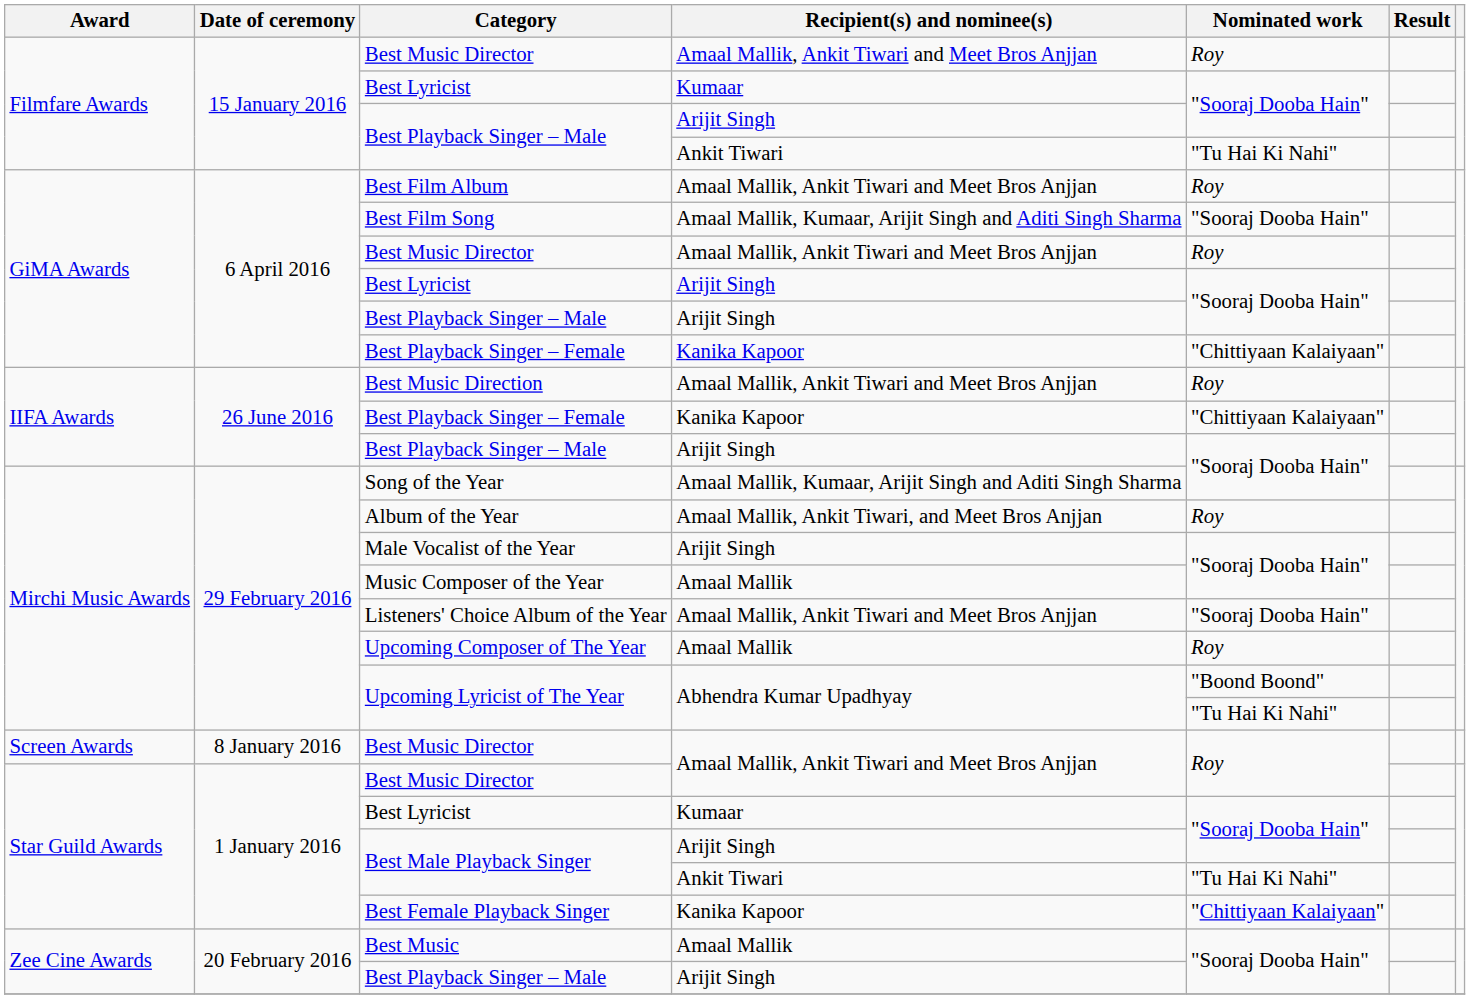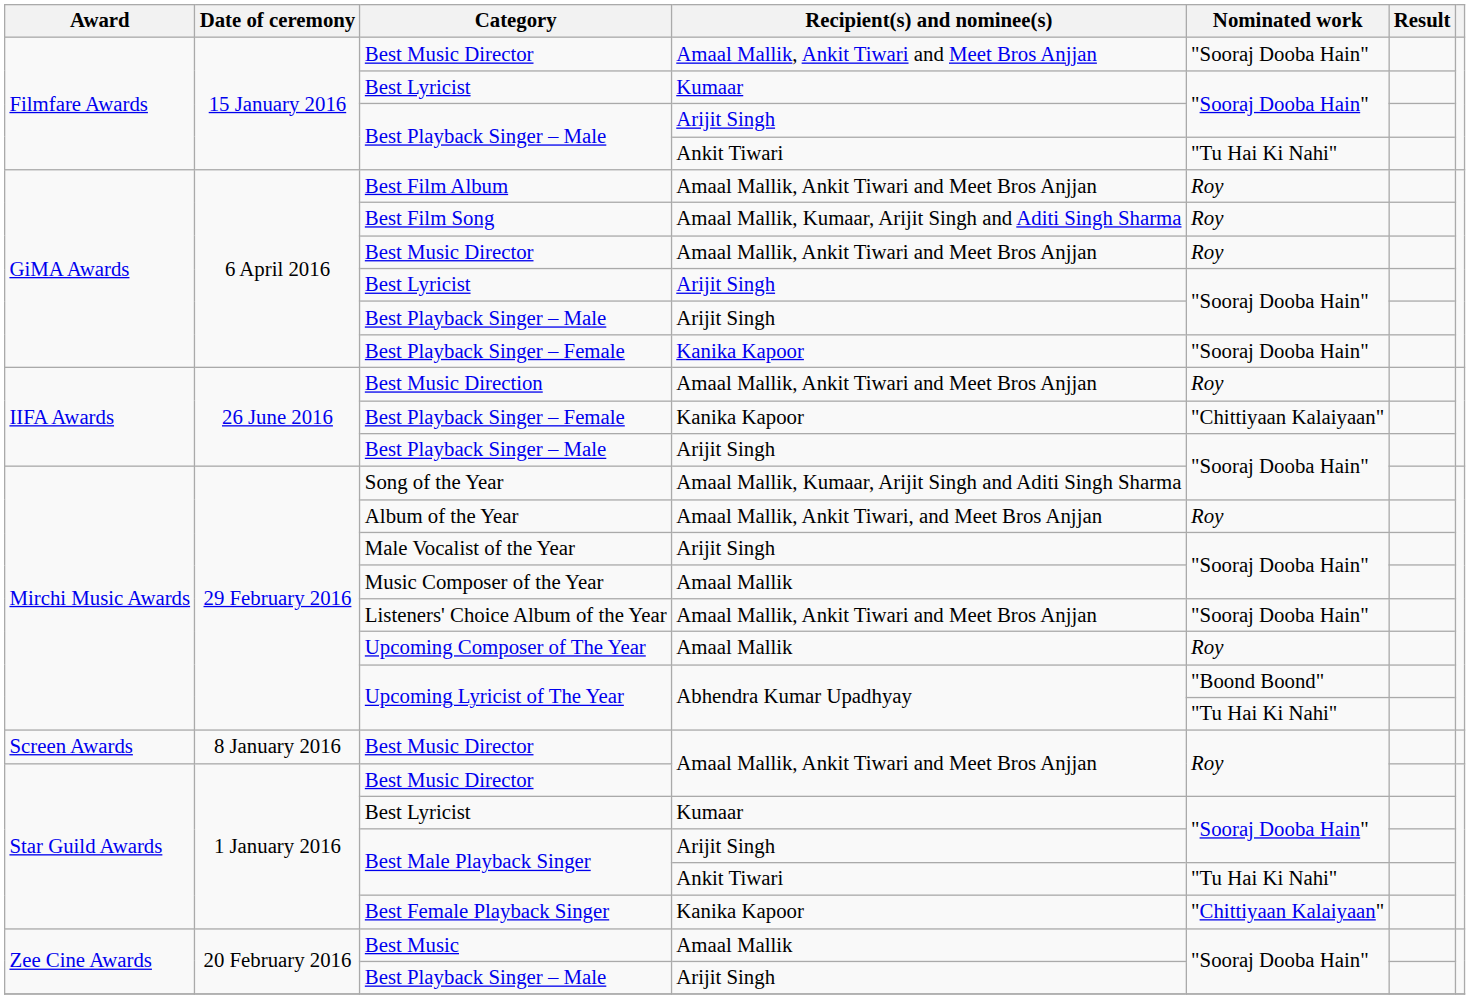(1207, 53) Roy -> (1280, 53) "Sooraj Dooba Hain"
(1280, 218) "Sooraj Dooba Hain" -> (1207, 218) Roy
(1288, 350) "Chittiyaan Kalaiyaan" -> (1280, 350) "Sooraj Dooba Hain"
